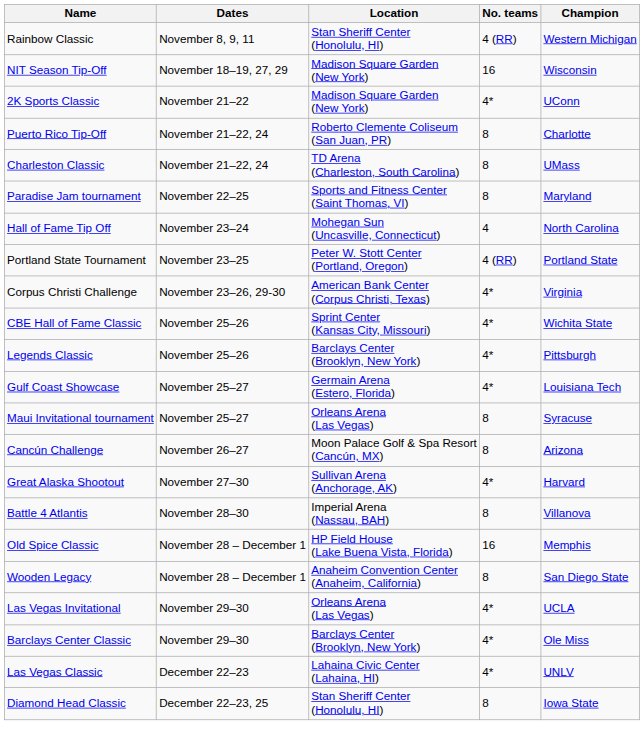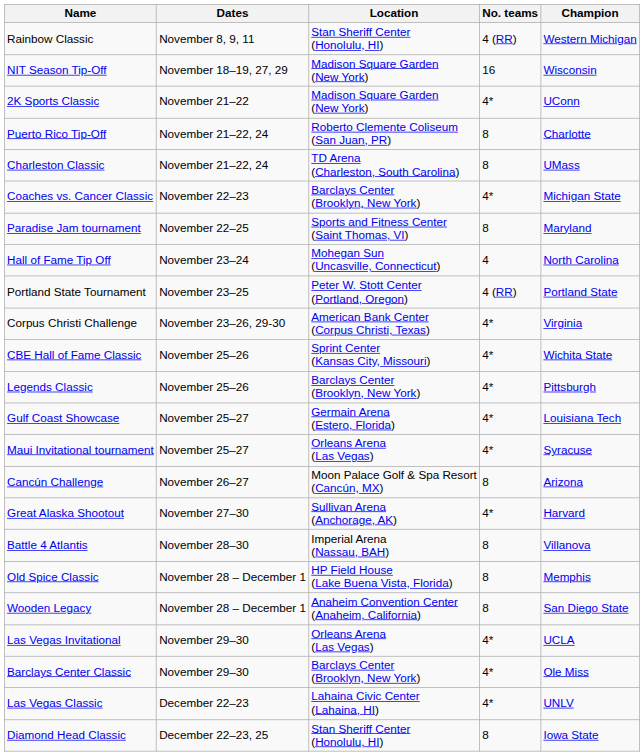+ row: (80, 197)
(485, 418) 8 -> (488, 450) 4*
(489, 545) 16 -> (485, 577) 8
